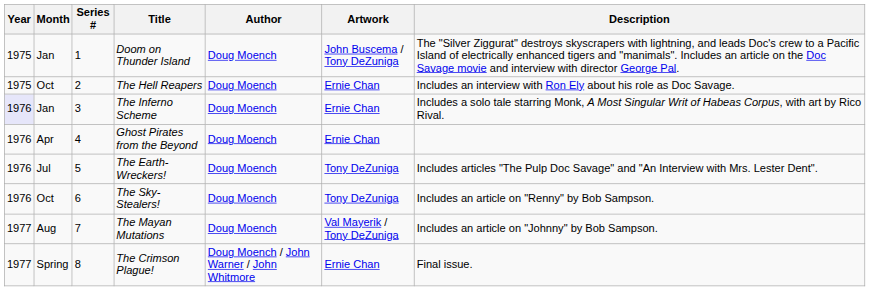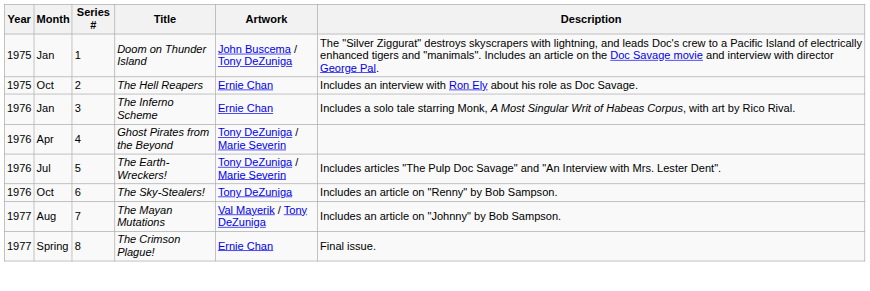- column: (264, 19)
(19, 109) lavender background -> (19, 109) no background
(352, 139) Ernie Chan -> (258, 139) Tony DeZuniga / Marie Severin
(362, 169) Tony DeZuniga -> (258, 169) Tony DeZuniga / Marie Severin
